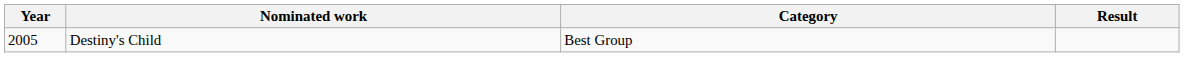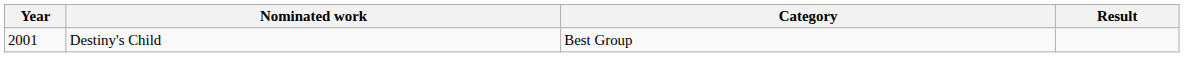(23, 39) 2005 -> (23, 39) 2001
